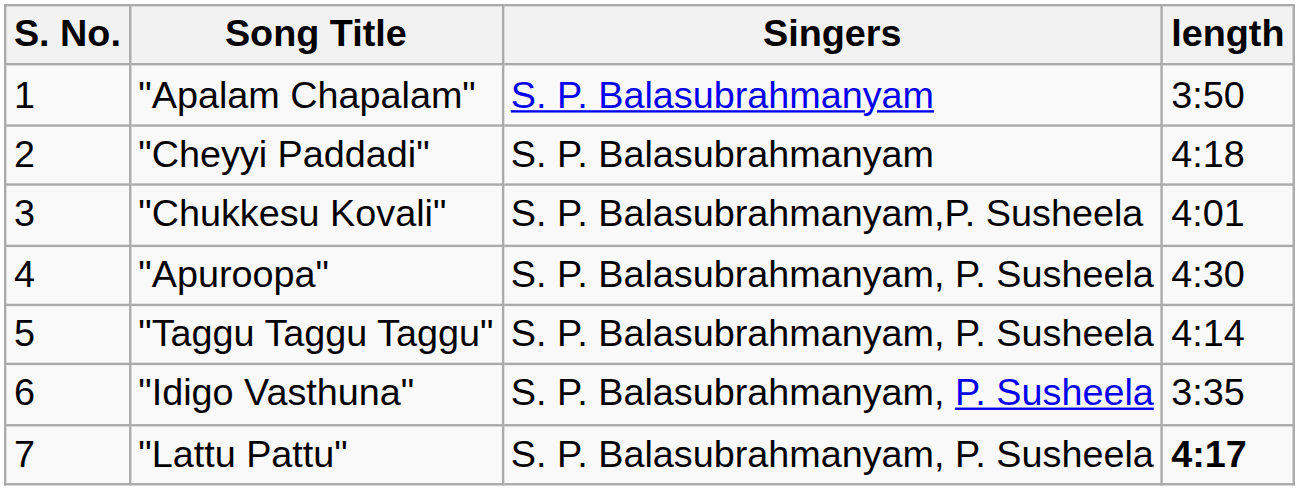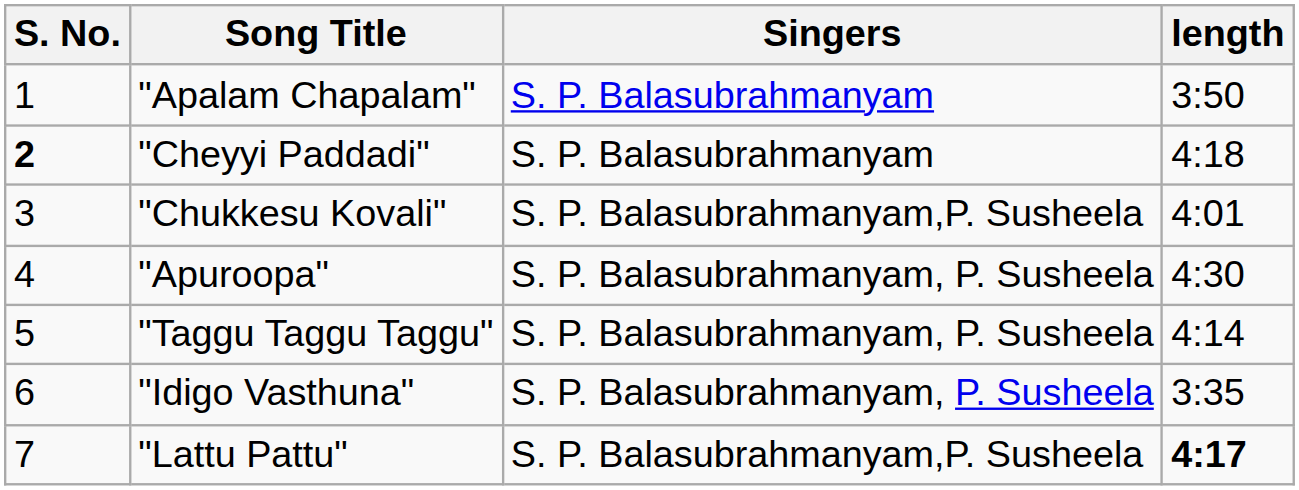(24, 154) normal -> (24, 154) bold
(832, 453) S. P. Balasubrahmanyam, P. Susheela -> (827, 453) S. P. Balasubrahmanyam,P. Susheela
